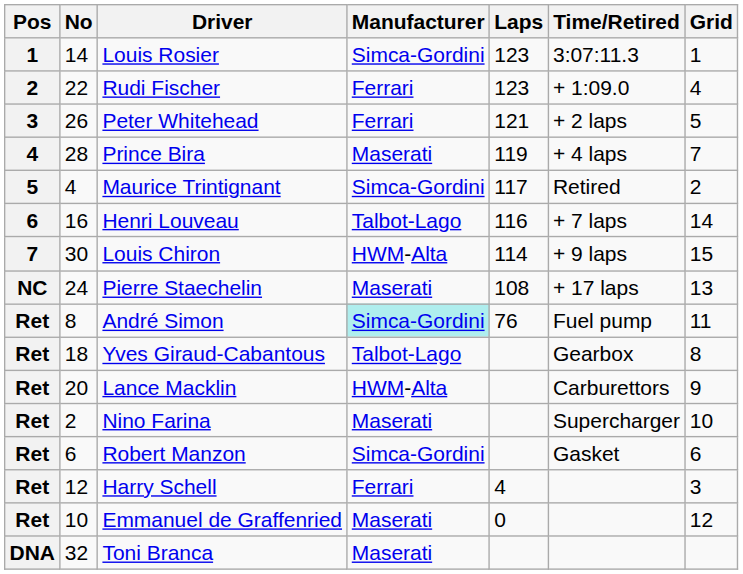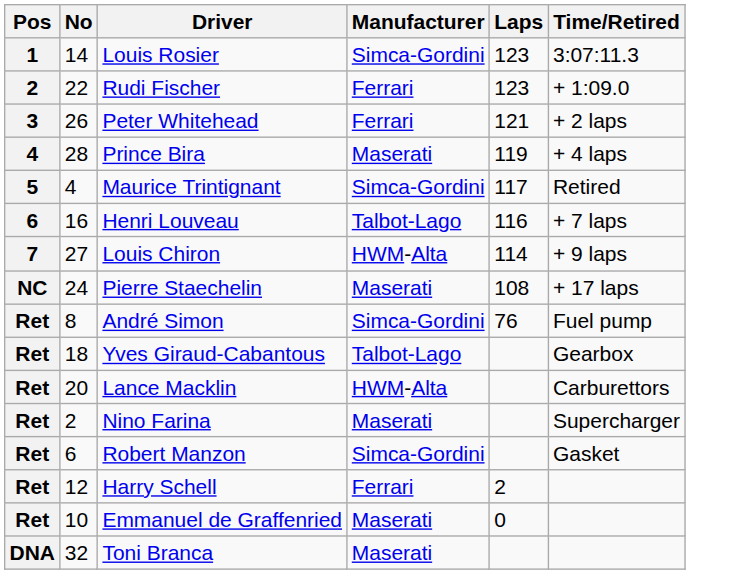- column: (711, 21)
(76, 254) 30 -> (76, 254) 27
(418, 320) paleturquoise background -> (418, 320) no background
(500, 486) 4 -> (500, 486) 2
